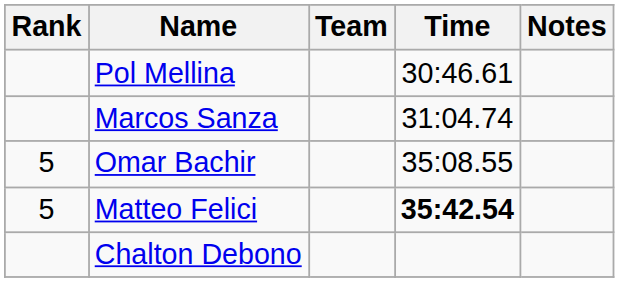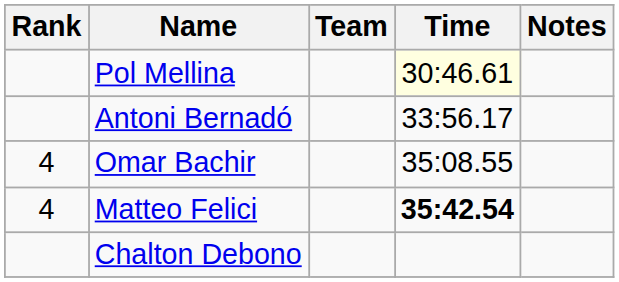(457, 72) no background -> (457, 72) lightyellow background
- row: (186, 118)
+ row: (193, 118)
(47, 163) 5 -> (47, 163) 4
(47, 208) 5 -> (47, 208) 4
